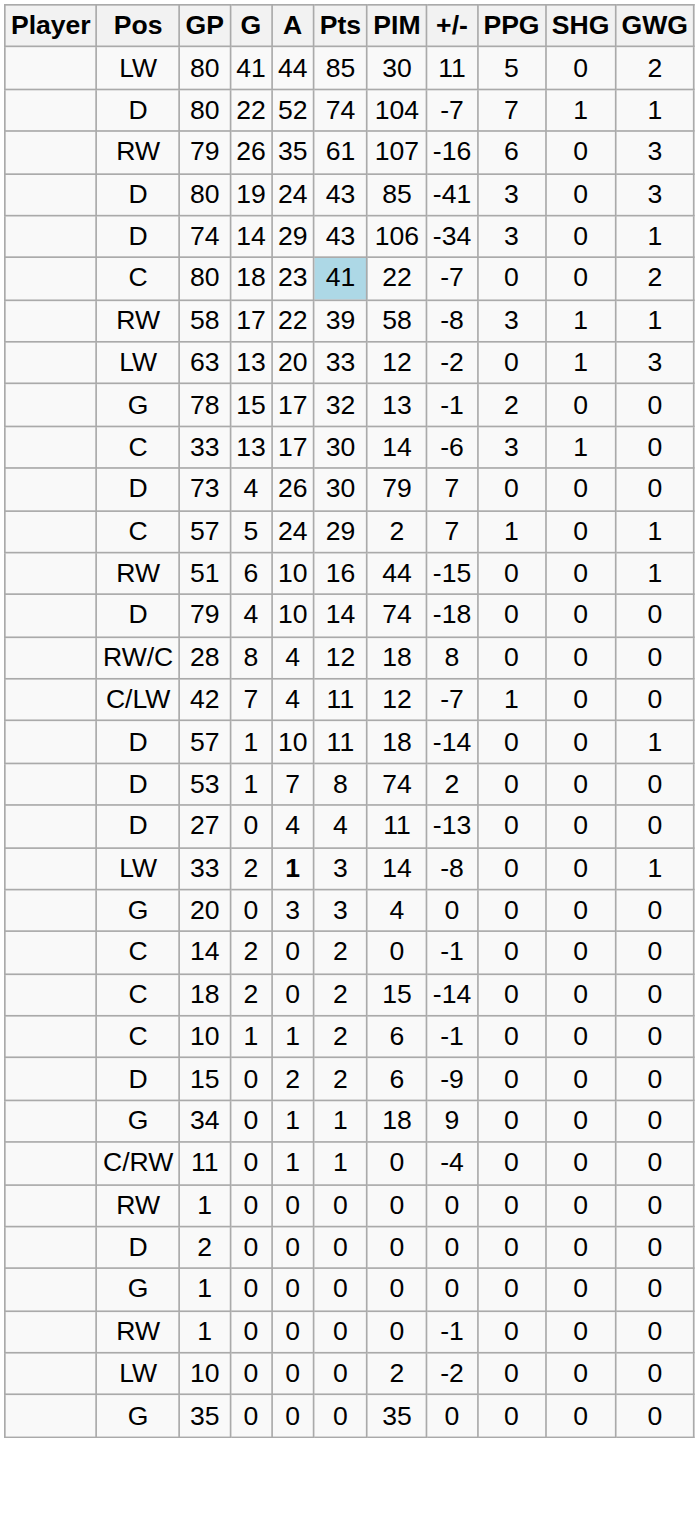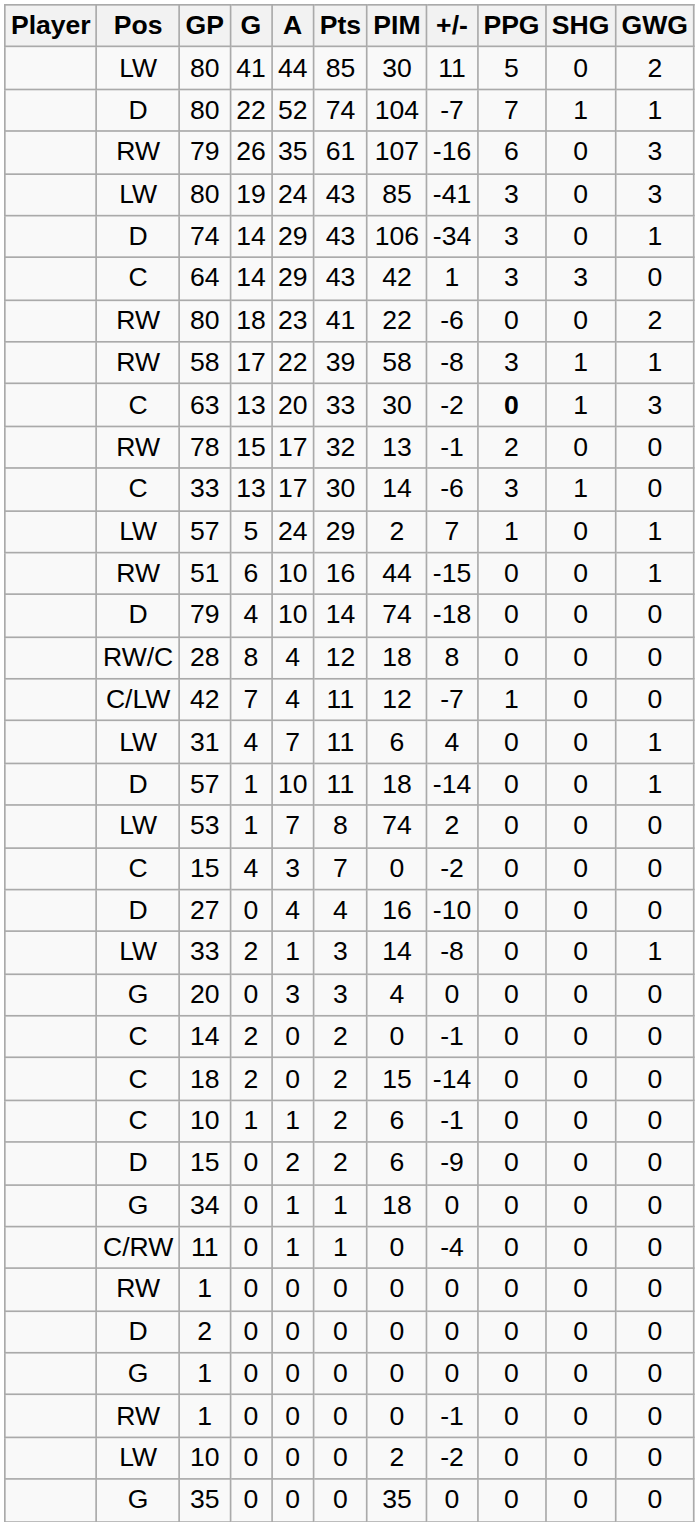(138, 194) D -> (138, 194) LW
+ row: (205, 278)
(138, 278) C -> (138, 320) RW
(340, 278) lightblue background -> (340, 320) no background
(452, 278) -7 -> (452, 320) -6
(138, 362) LW -> (138, 404) C
(397, 362) 12 -> (397, 404) 30
(511, 362) normal -> (511, 404) bold
(138, 404) G -> (138, 446) RW
- row: (205, 488)
(138, 531) C -> (138, 531) LW
+ row: (205, 741)
(138, 783) D -> (138, 825) LW
+ row: (205, 868)
(397, 825) 11 -> (397, 910) 16
(452, 825) -13 -> (452, 910) -10
(293, 868) bold -> (293, 952) normal
(452, 1120) 9 -> (452, 1204) 0
